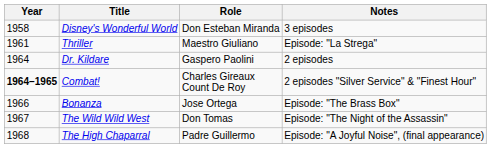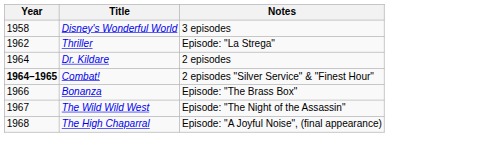- column: (231, 12)
(18, 44) 1961 -> (18, 44) 1962
